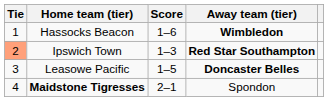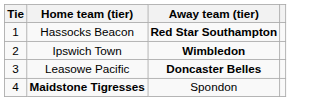- column: (167, 13)
(252, 32) Wimbledon -> (214, 32) Red Star Southampton
(16, 50) lightsalmon background -> (16, 50) no background
(252, 50) Red Star Southampton -> (214, 50) Wimbledon
